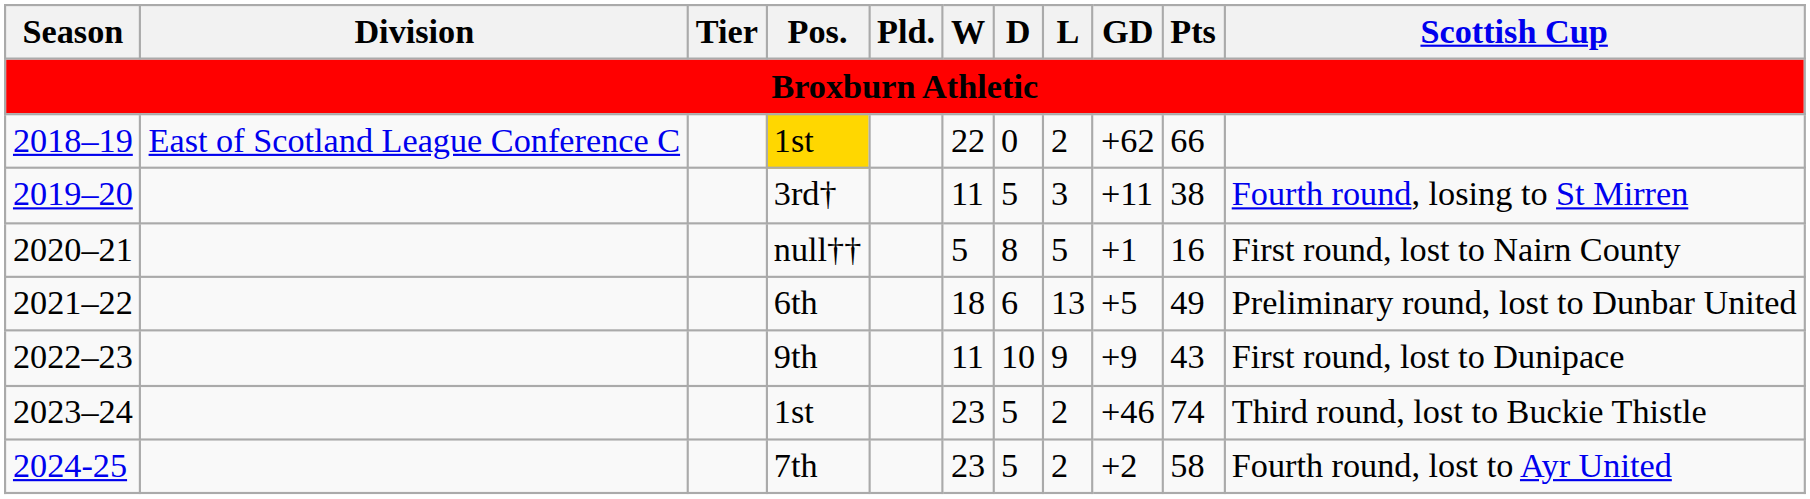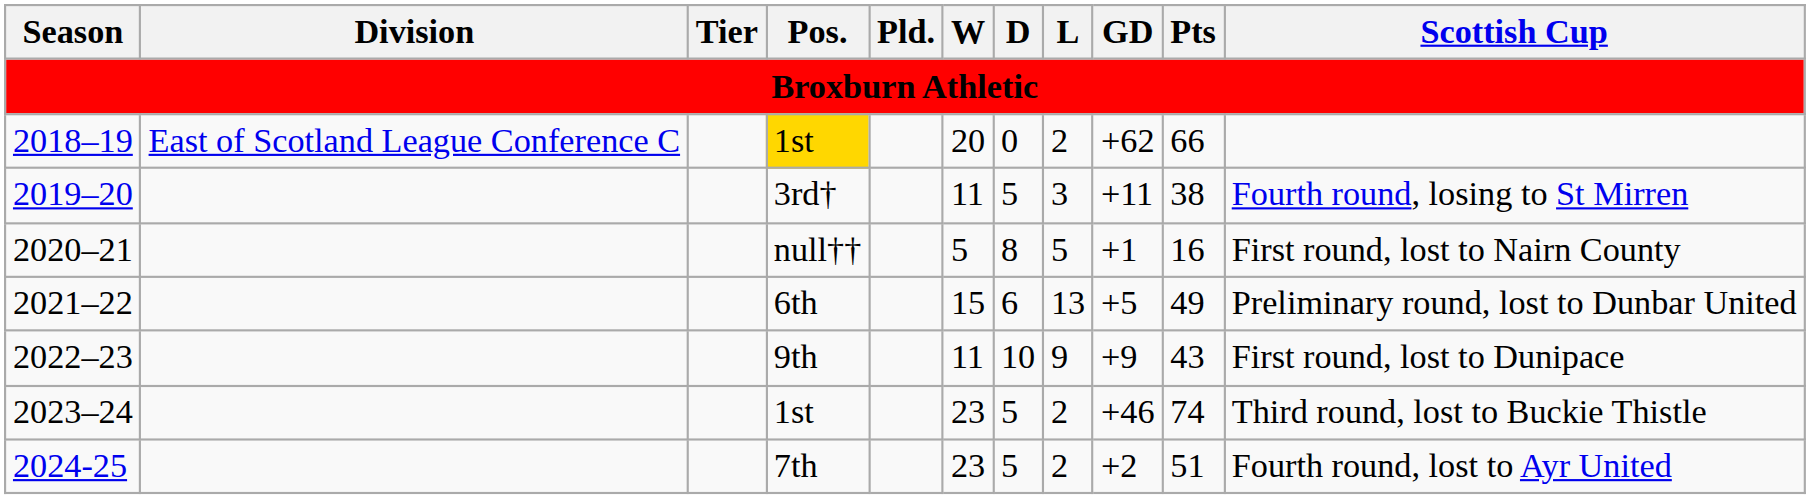(968, 140) 22 -> (968, 140) 20
(968, 303) 18 -> (968, 303) 15
(1187, 466) 58 -> (1187, 466) 51
